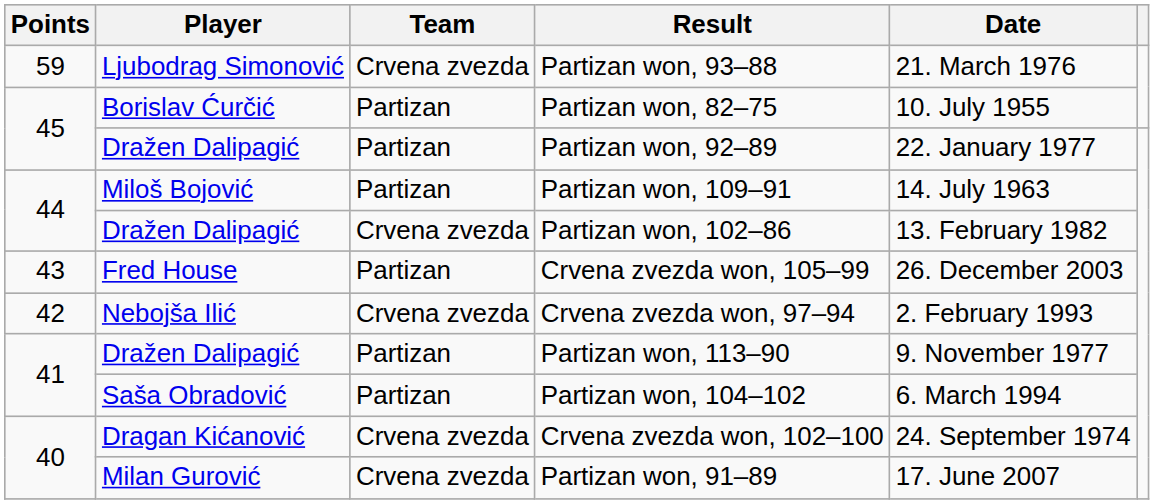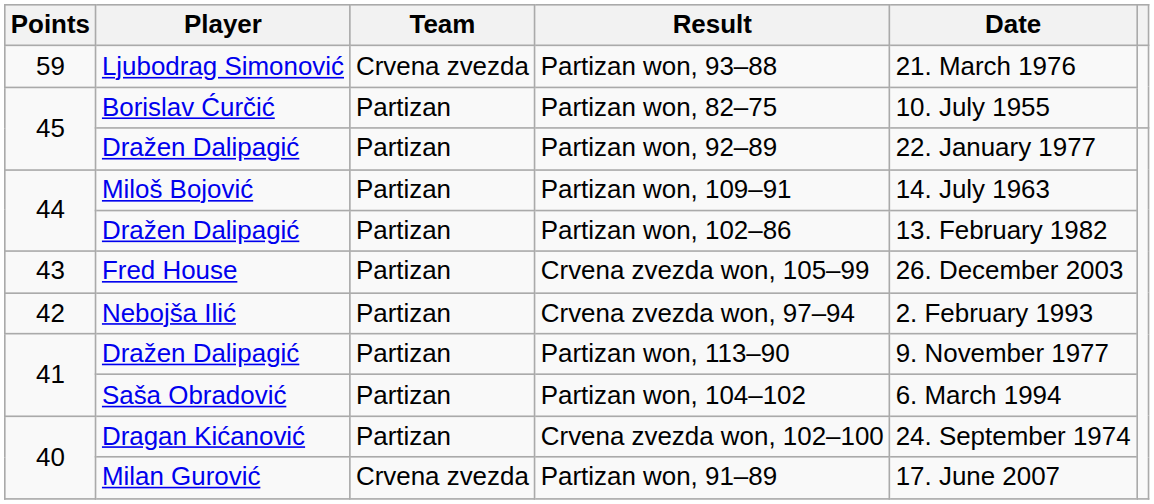(442, 230) Crvena zvezda -> (403, 230) Partizan
(442, 312) Crvena zvezda -> (403, 312) Partizan
(442, 436) Crvena zvezda -> (403, 436) Partizan
